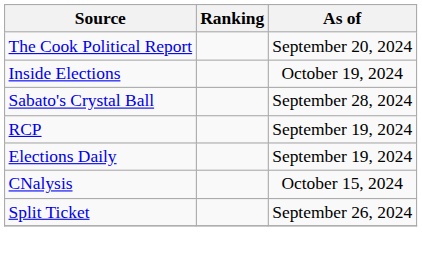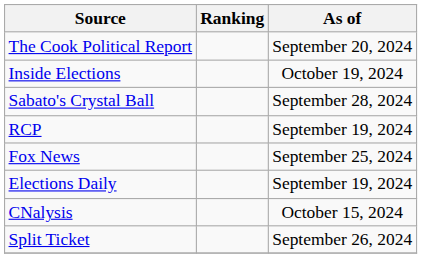+ row: (44, 156)
